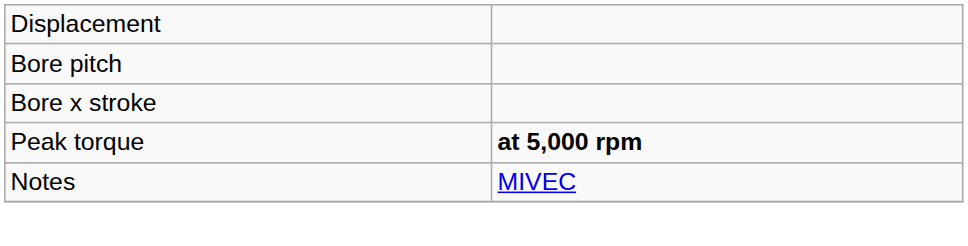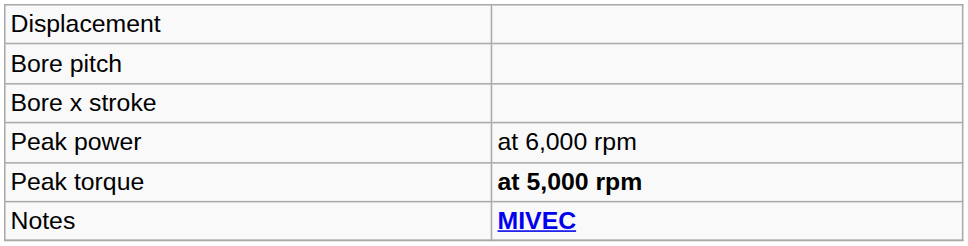+ row: (76, 142)
(537, 181) normal -> (537, 220) bold
